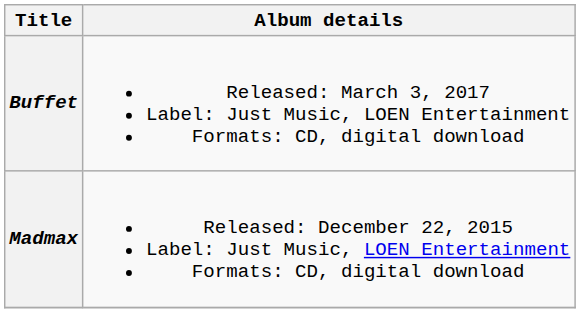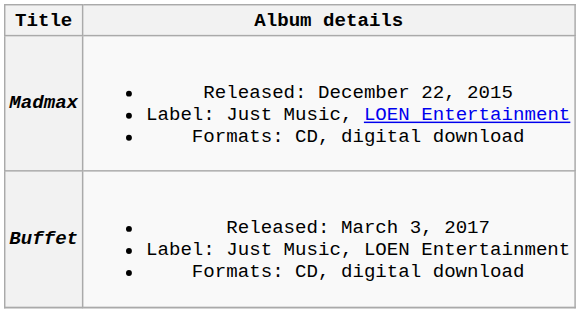rows swapped: (44, 239) <-> (44, 104)
